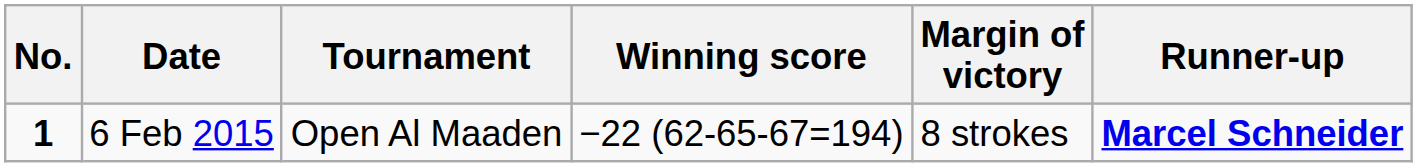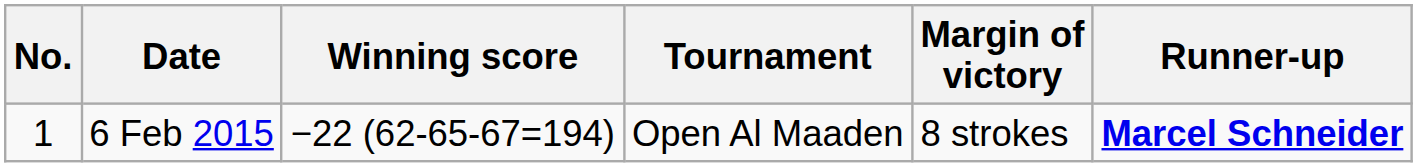columns swapped: (427, 55) <-> (741, 55)
(43, 133) bold -> (43, 133) normal
